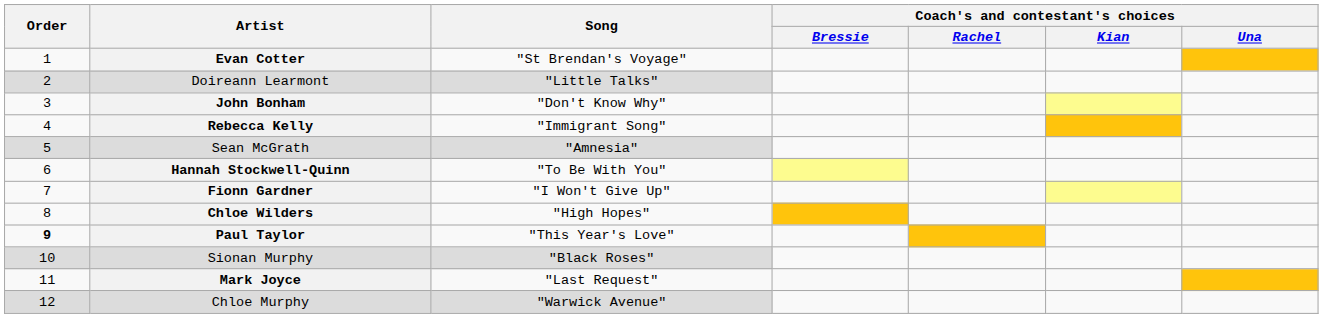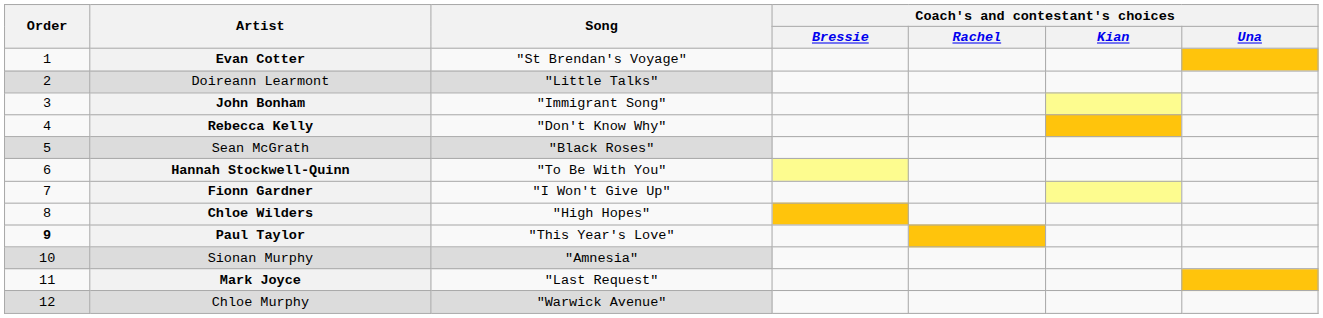(602, 104) "Don't Know Why" -> (602, 104) "Immigrant Song"
(602, 126) "Immigrant Song" -> (602, 126) "Don't Know Why"
(602, 148) "Amnesia" -> (602, 148) "Black Roses"
(602, 258) "Black Roses" -> (602, 258) "Amnesia"
